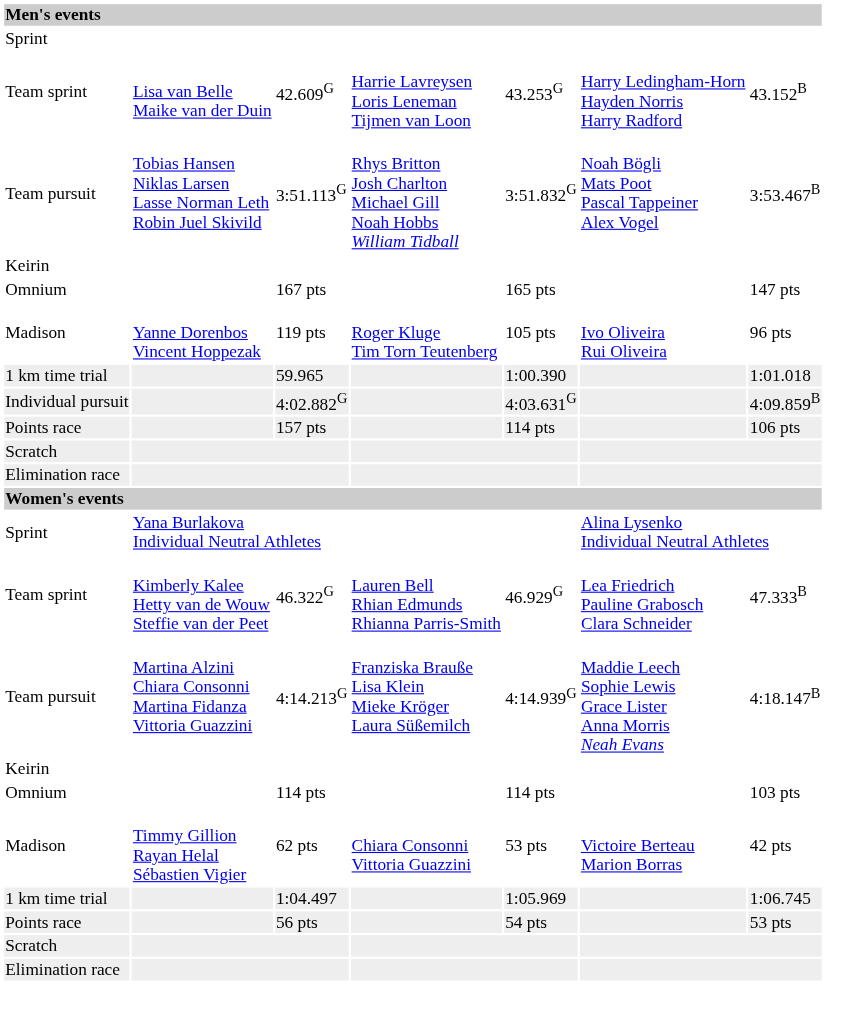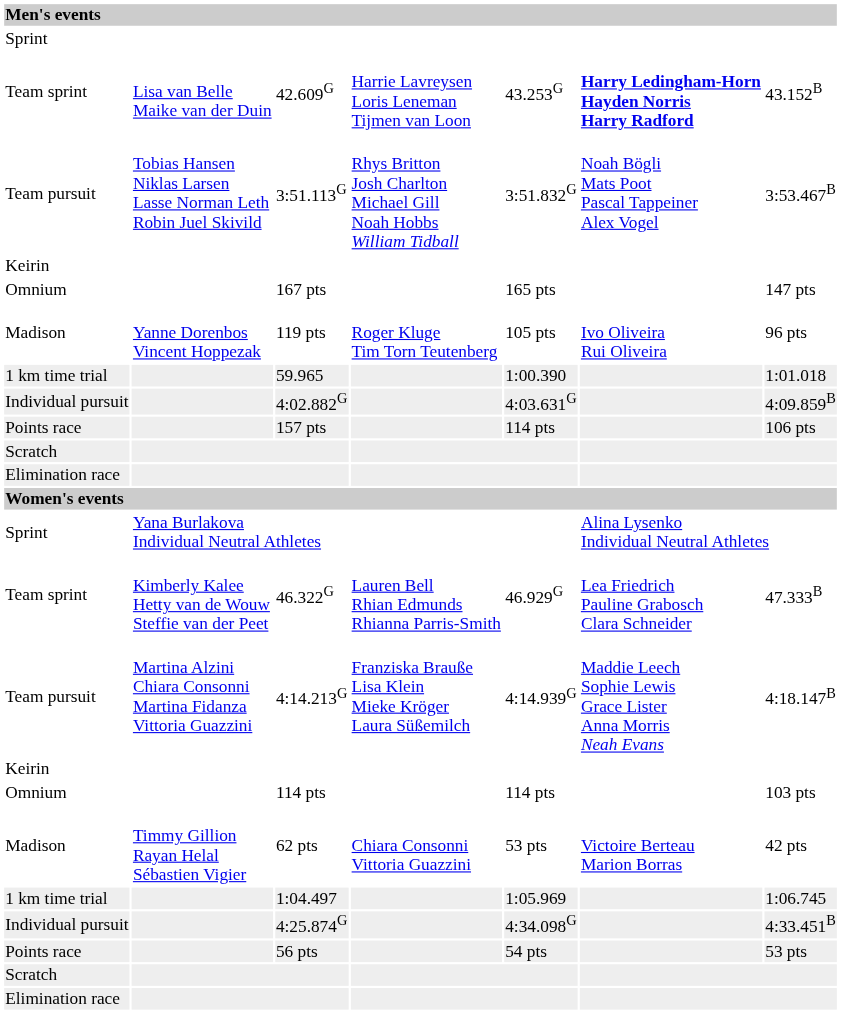(663, 101) normal -> (671, 101) bold
+ row: (67, 924)
